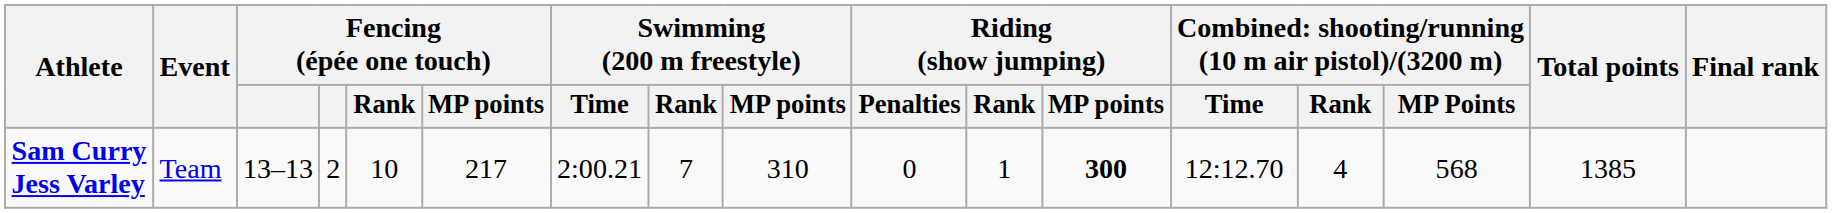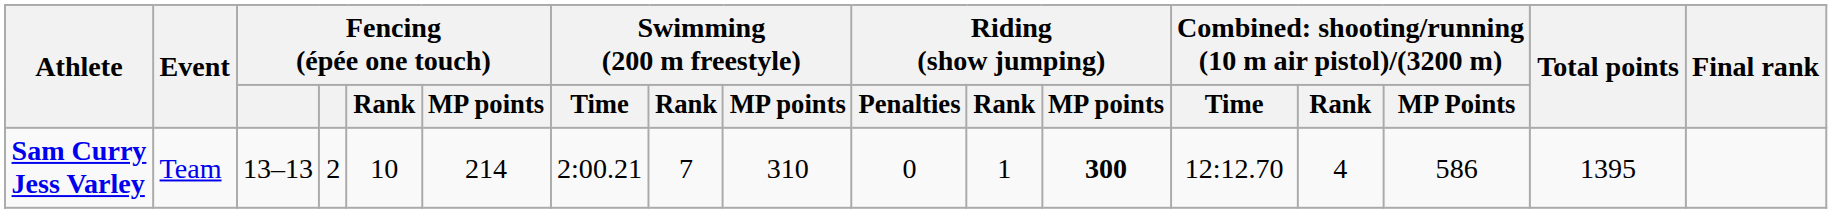(486, 167) 217 -> (486, 167) 214
(1457, 167) 568 -> (1457, 167) 586
(1608, 167) 1385 -> (1608, 167) 1395
